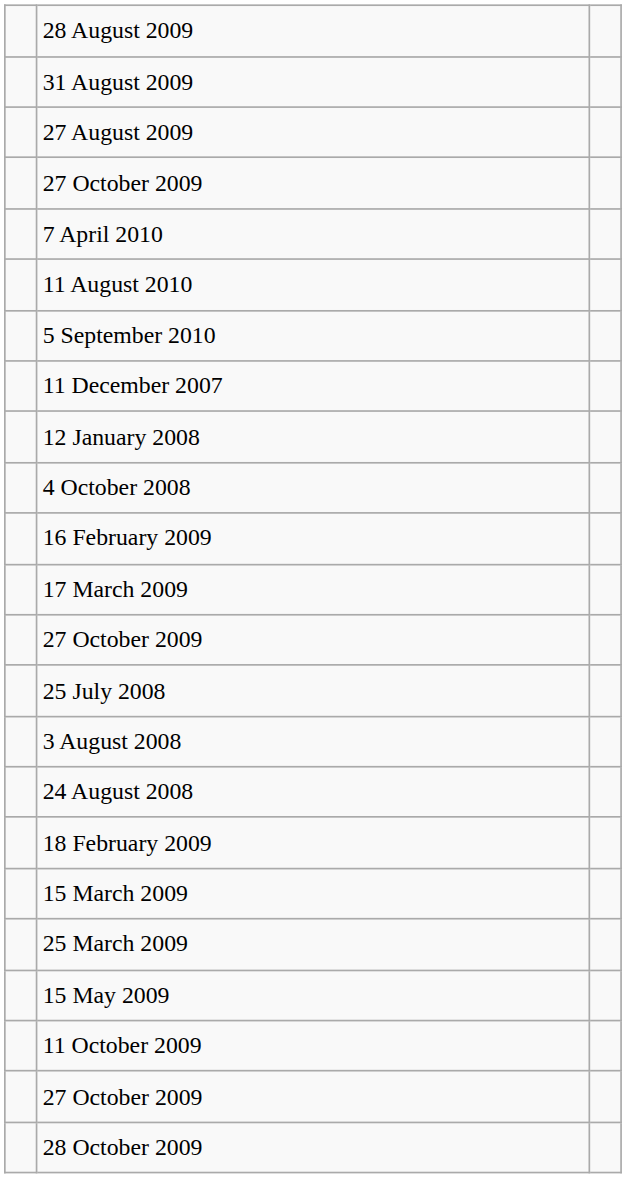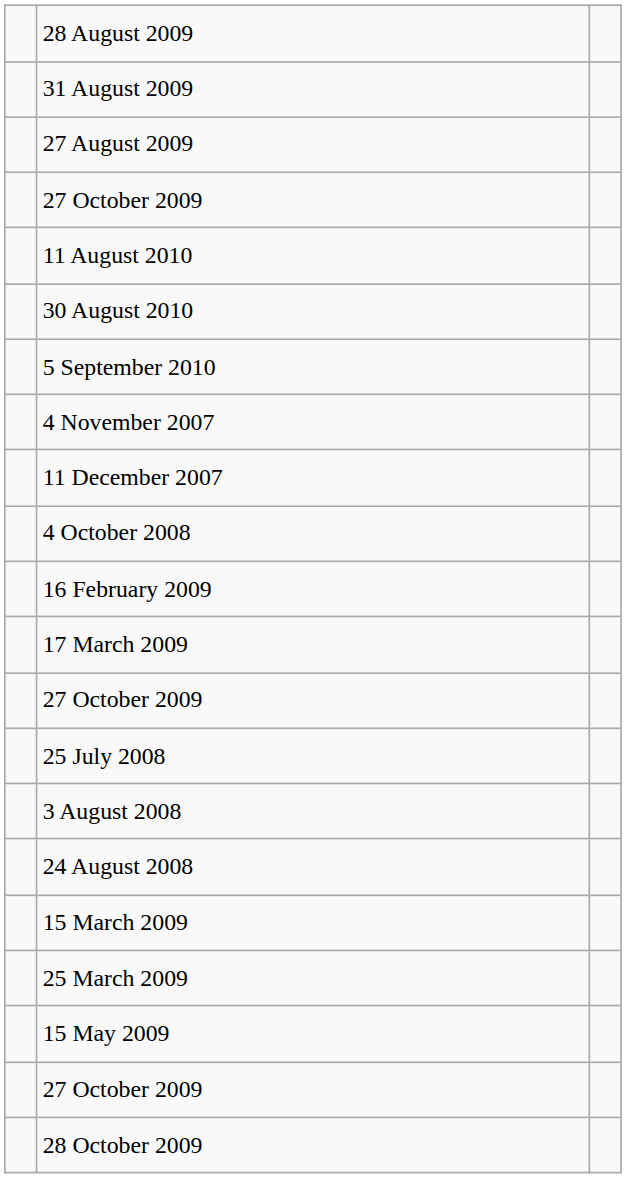- row: (21, 234)
+ row: (21, 311)
+ row: (21, 422)
- row: (21, 437)
- row: (21, 843)
- row: (21, 1046)
